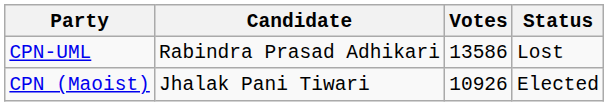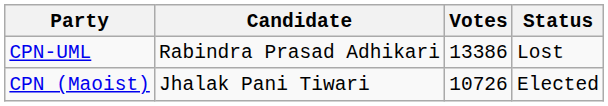(479, 52) 13586 -> (479, 52) 13386
(479, 84) 10926 -> (479, 84) 10726
